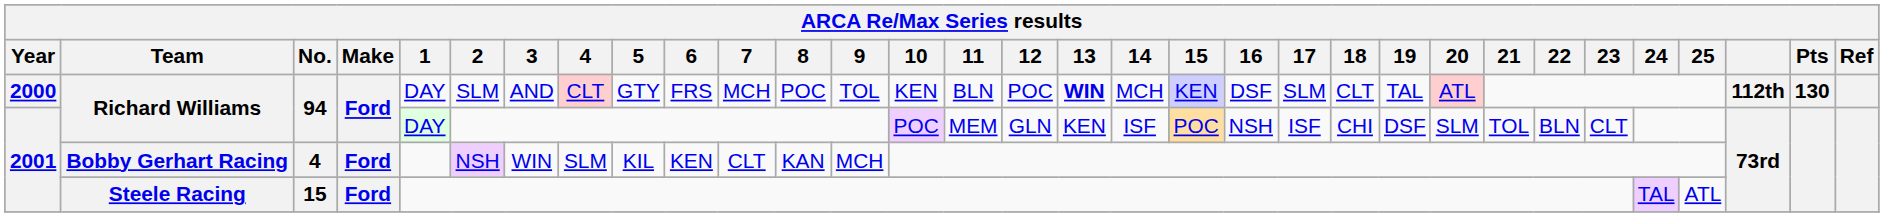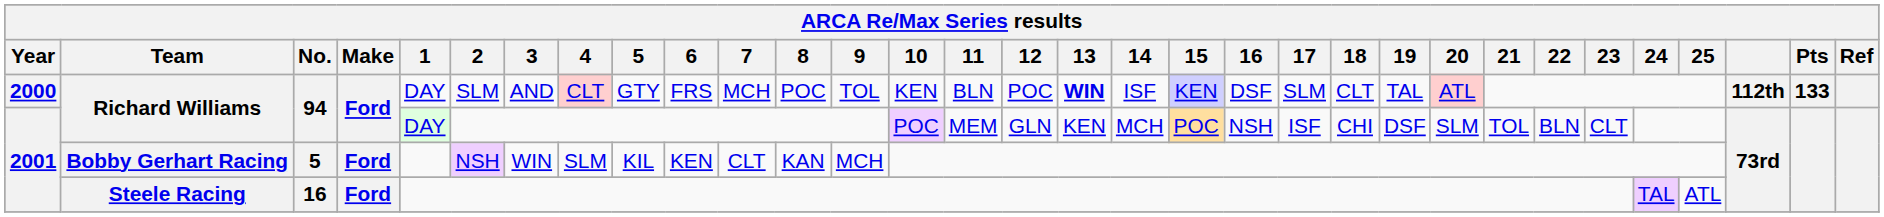(1140, 91) MCH -> (1140, 91) ISF
(1812, 91) 130 -> (1812, 91) 133
(1140, 125) ISF -> (1140, 125) MCH
(315, 160) 4 -> (315, 160) 5
(315, 194) 15 -> (315, 194) 16
